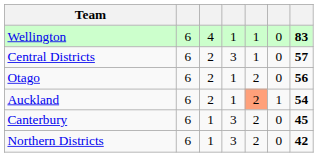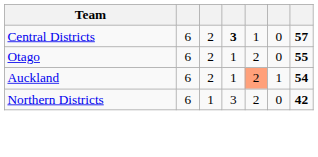- row: (37, 36)
(233, 57) normal -> (233, 36) bold
(302, 78) 56 -> (302, 57) 55
- row: (37, 120)
